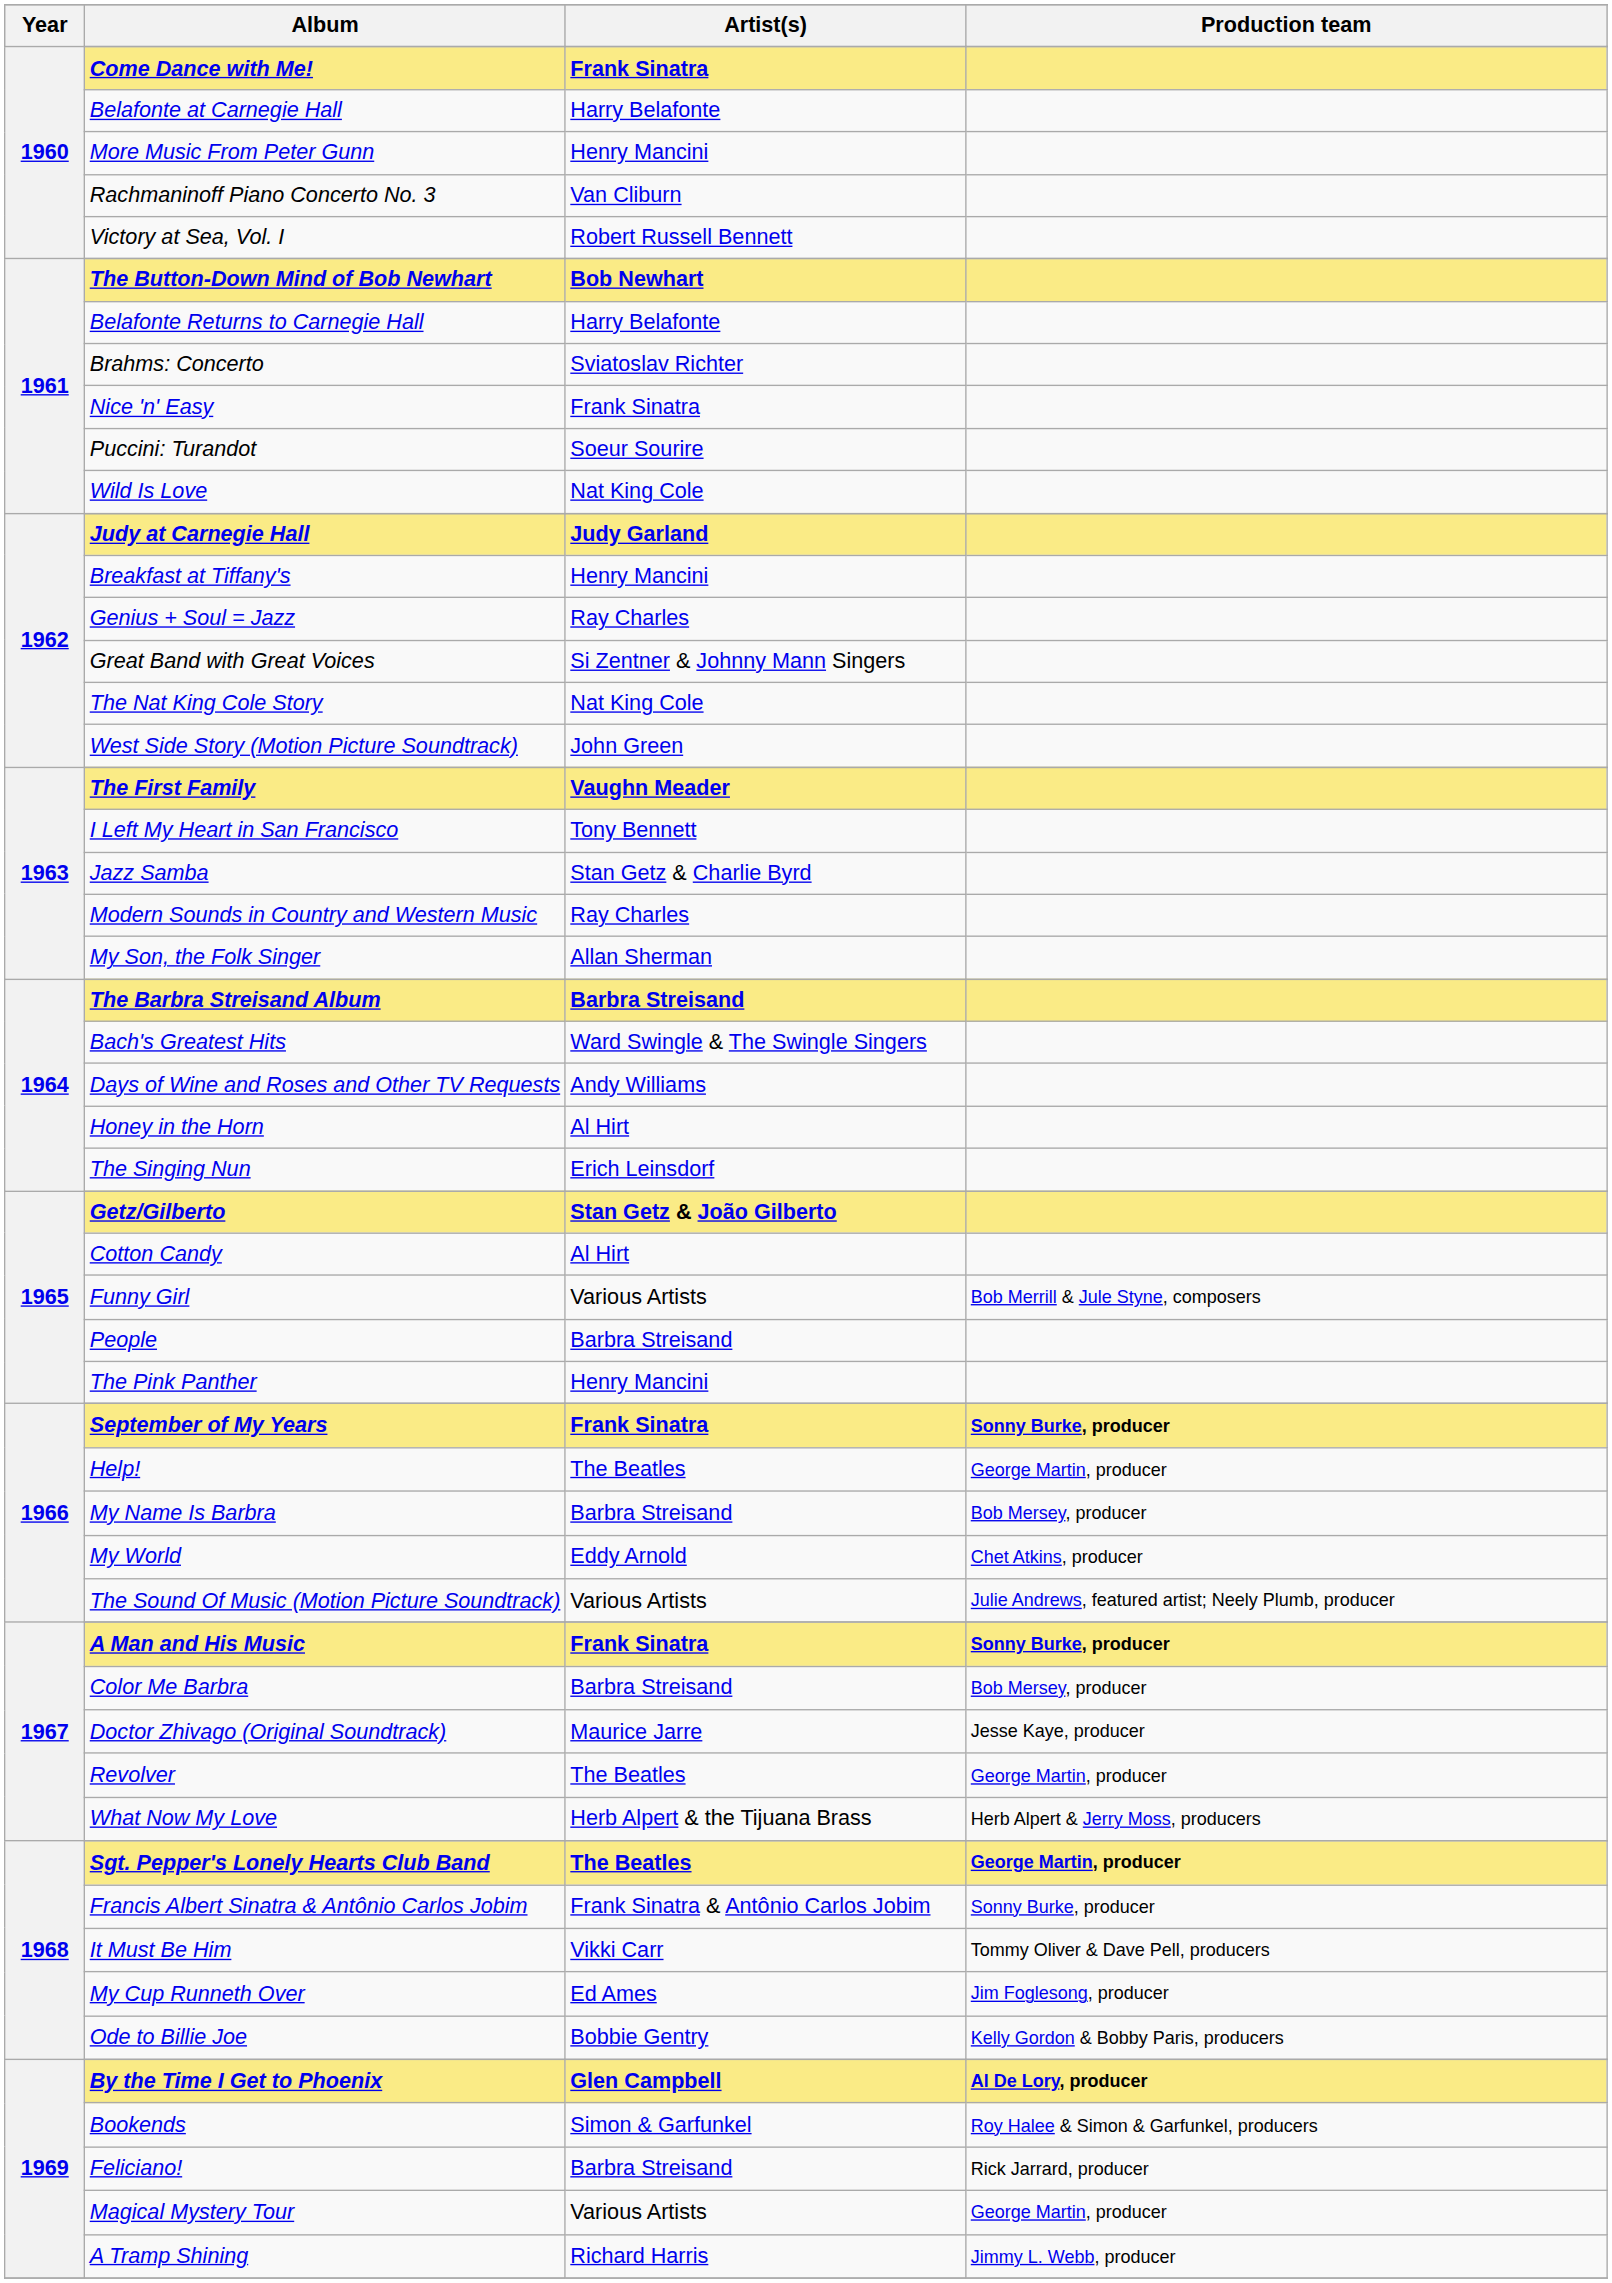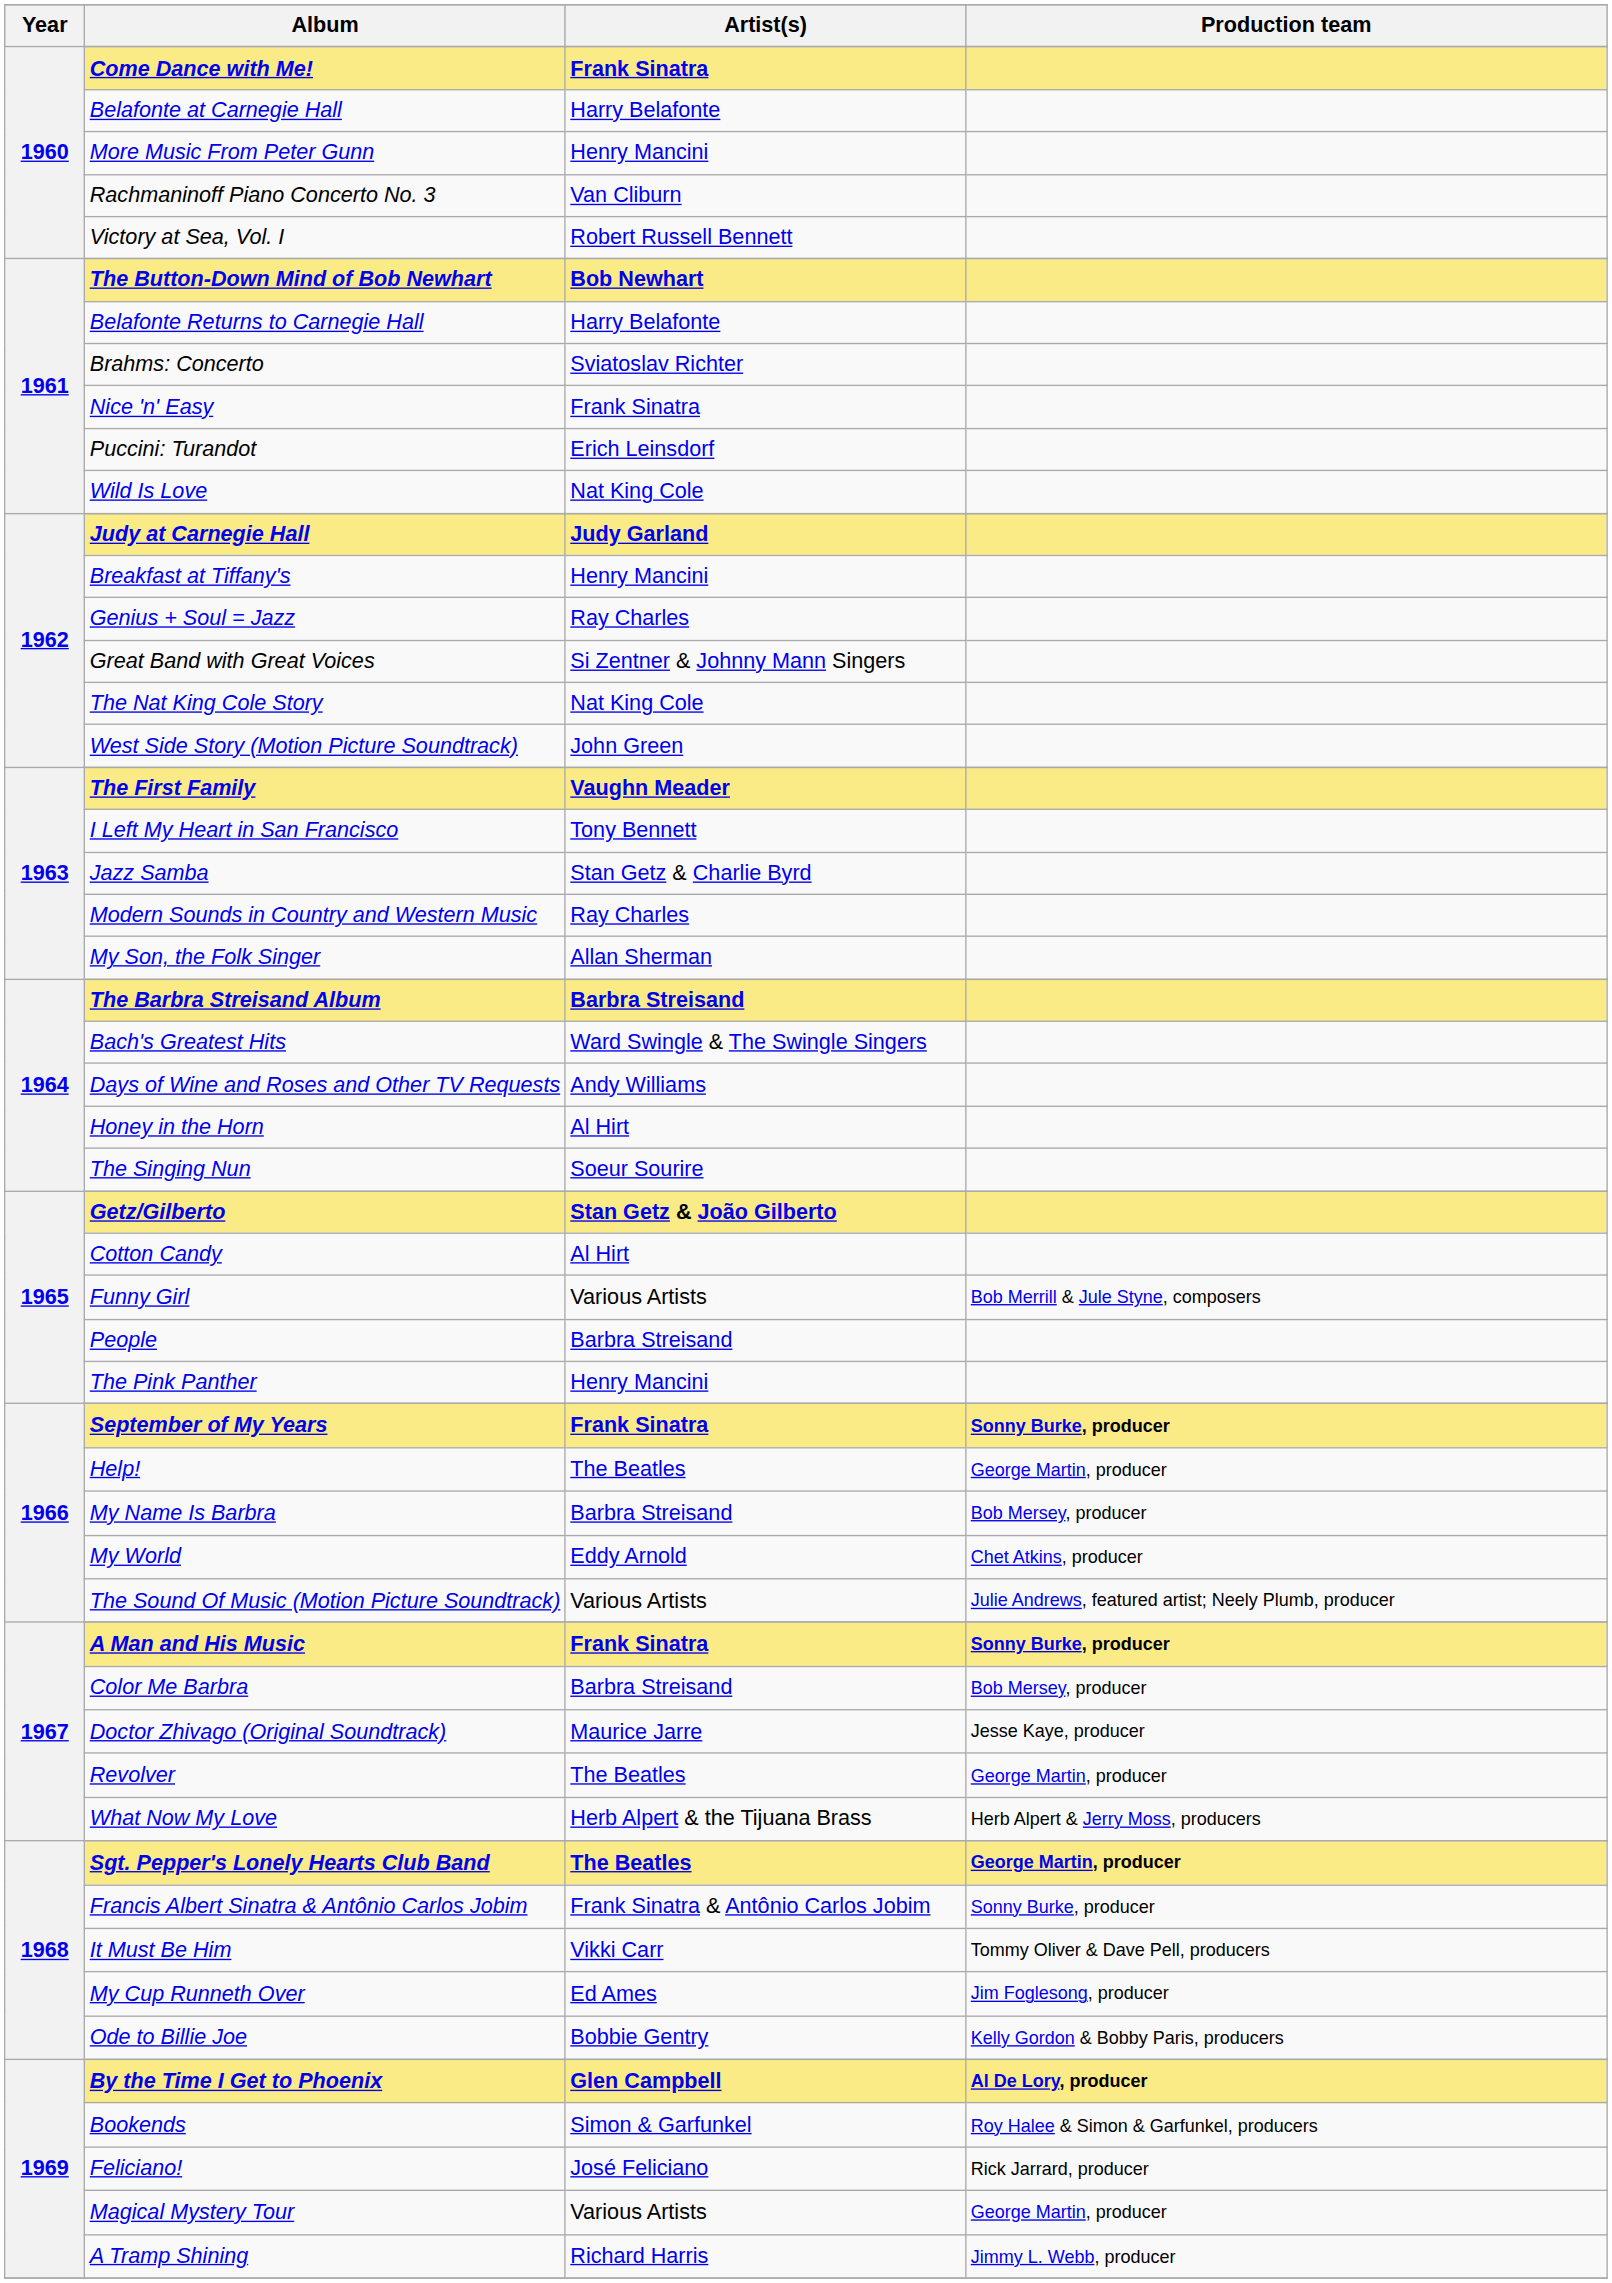(637, 449) Soeur Sourire -> (642, 449) Erich Leinsdorf
(642, 1169) Erich Leinsdorf -> (637, 1169) Soeur Sourire
(651, 2168) Barbra Streisand -> (639, 2168) José Feliciano
